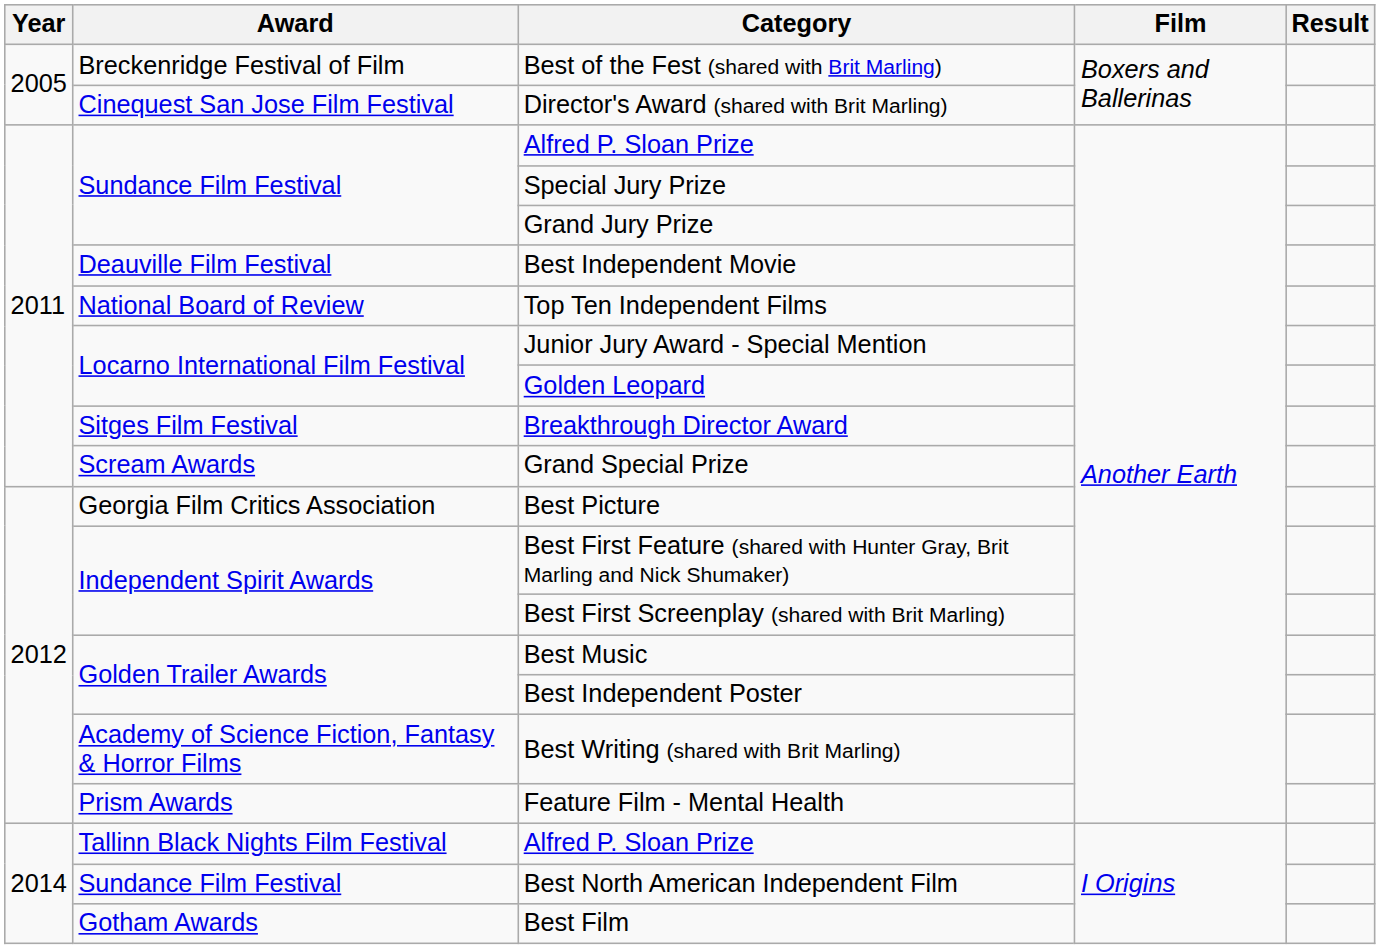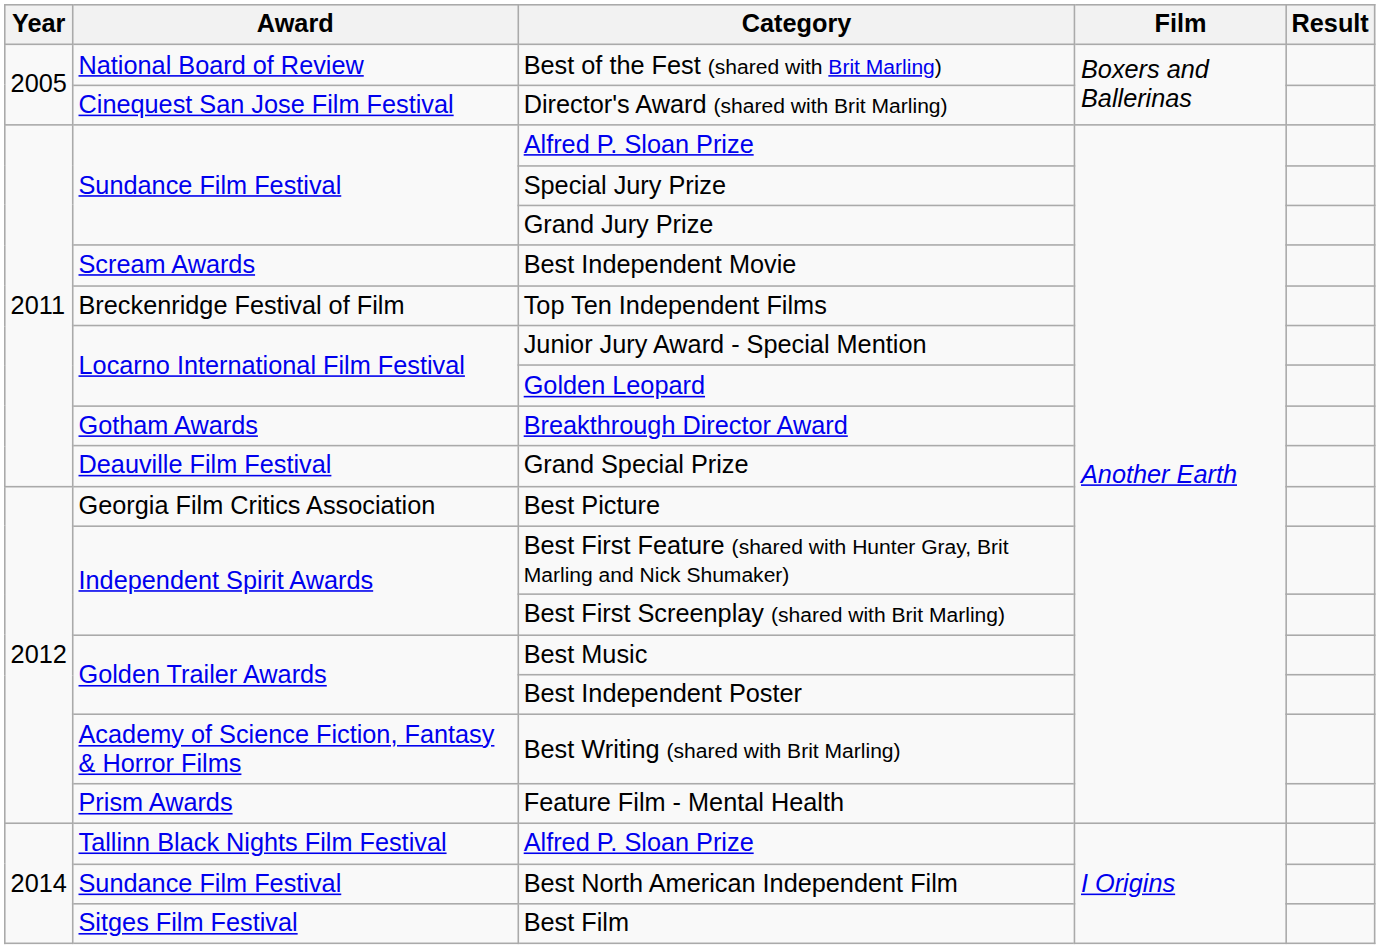(241, 64) Breckenridge Festival of Film -> (221, 64) National Board of Review
(205, 265) Deauville Film Festival -> (167, 265) Scream Awards
(221, 305) National Board of Review -> (241, 305) Breckenridge Festival of Film
(188, 425) Sitges Film Festival -> (168, 425) Gotham Awards
(167, 465) Scream Awards -> (205, 465) Deauville Film Festival
(168, 923) Gotham Awards -> (188, 923) Sitges Film Festival
